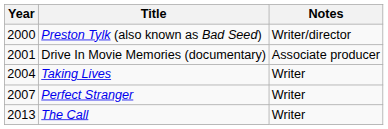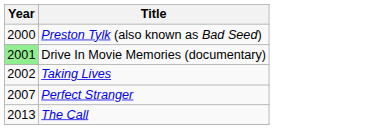- column: (326, 14)
(21, 54) no background -> (21, 54) lightgreen background
(21, 74) 2004 -> (21, 74) 2002
